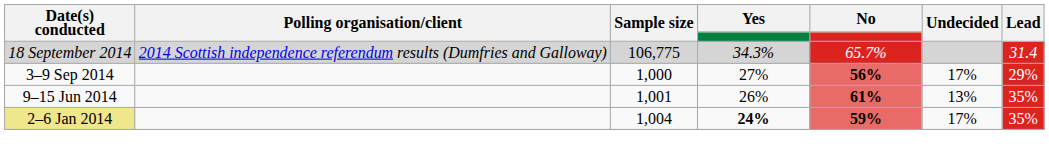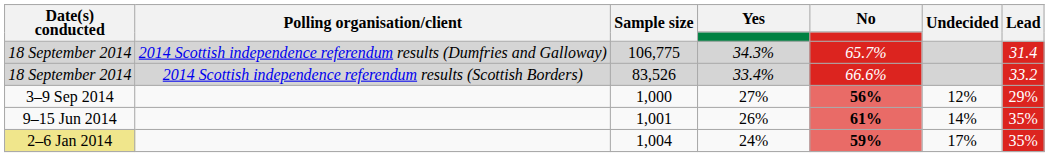+ row: (654, 74)
(962, 74) 17% -> (962, 96) 12%
(962, 96) 13% -> (962, 118) 14%
(754, 118) bold -> (754, 141) normal
